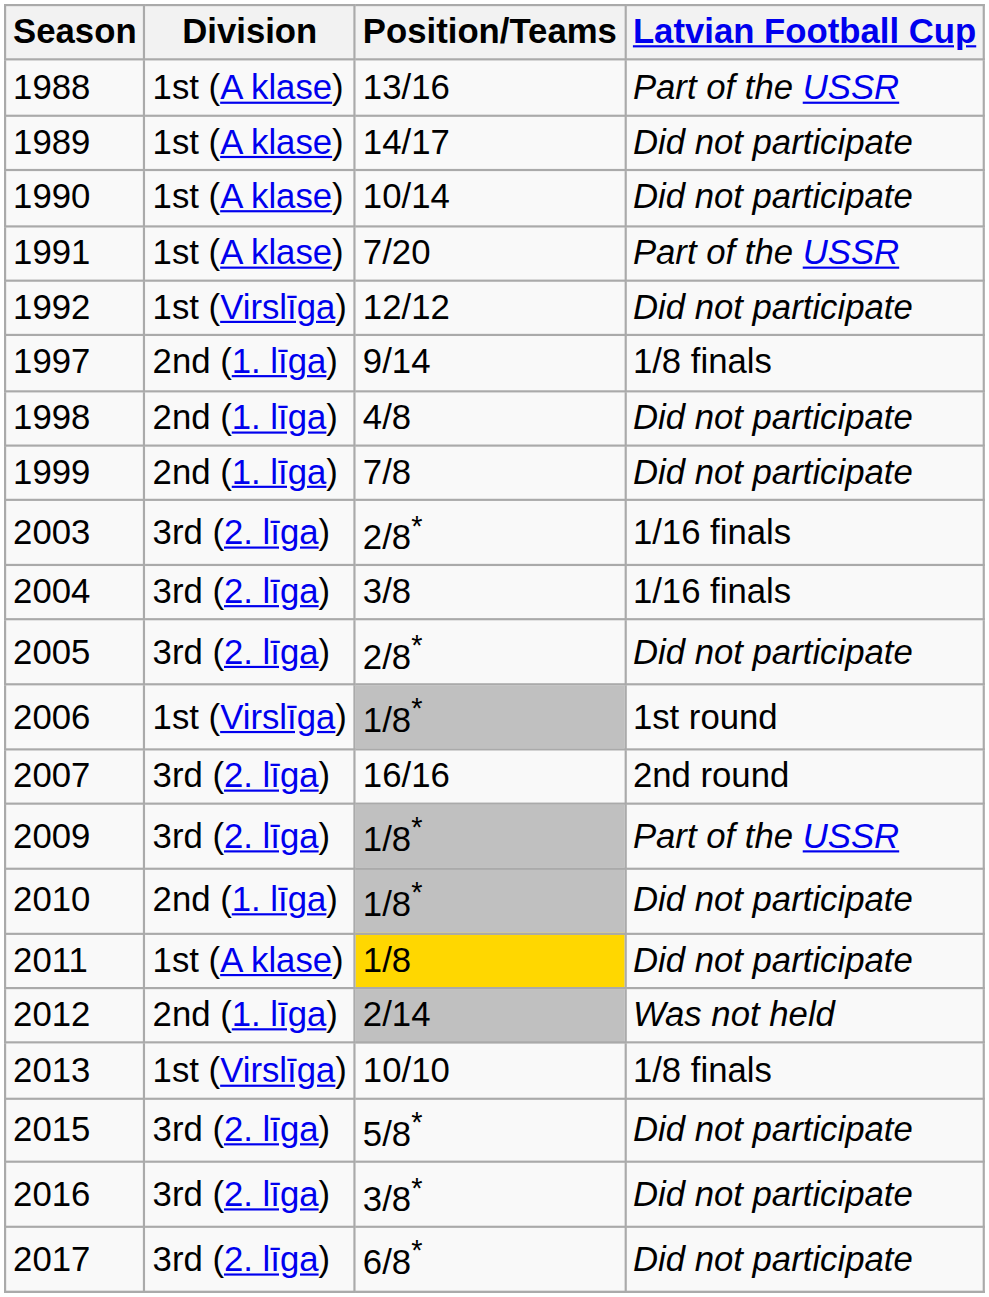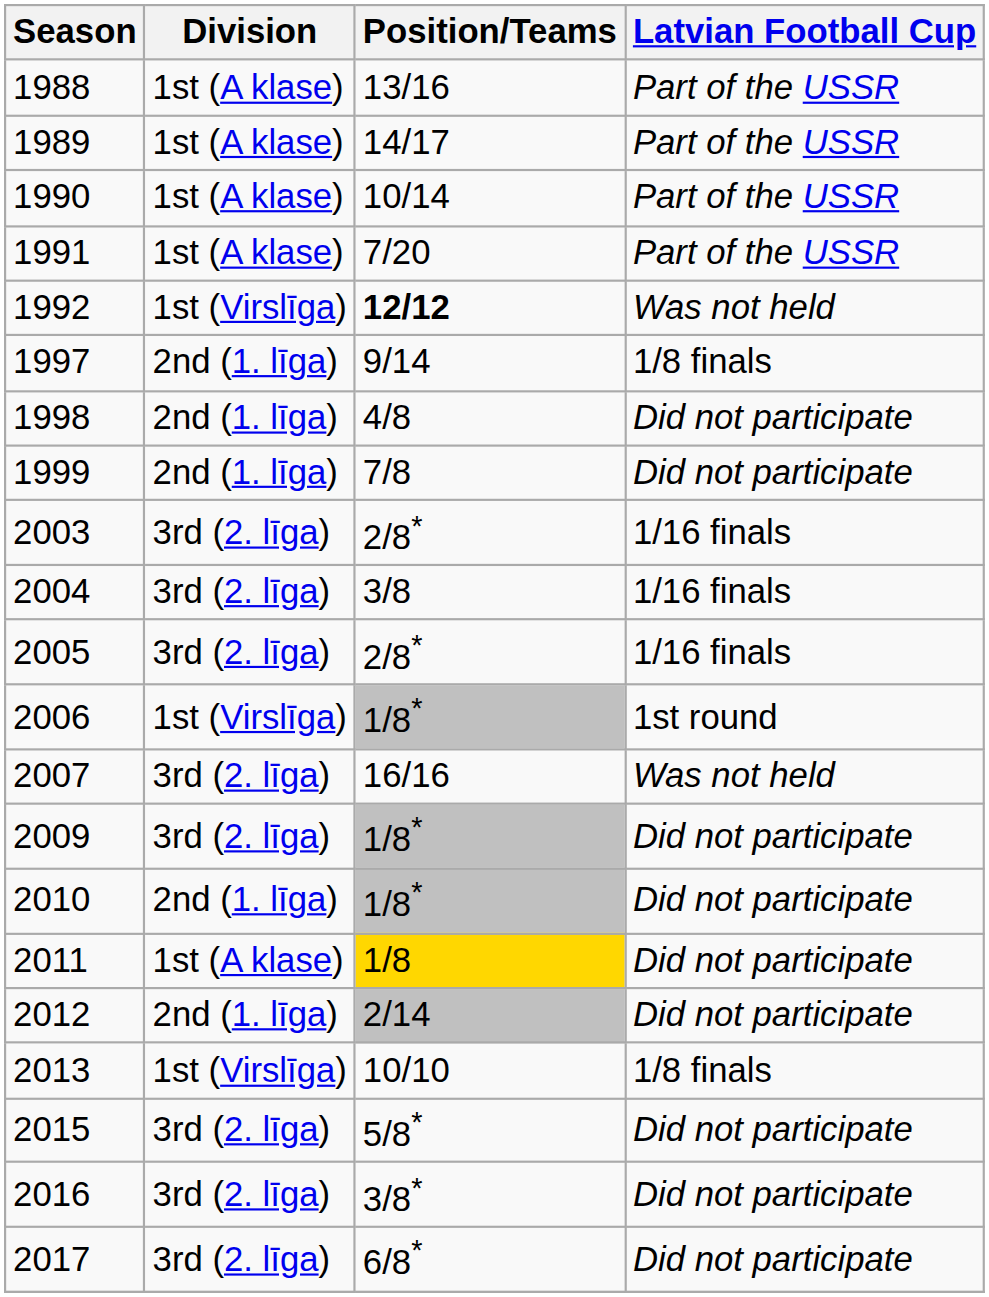(773, 142) Did not participate -> (766, 142) Part of the USSR
(773, 197) Did not participate -> (766, 197) Part of the USSR
(406, 307) normal -> (406, 307) bold
(773, 307) Did not participate -> (734, 307) Was not held
(773, 651) Did not participate -> (712, 651) 1/16 finals
(711, 776) 2nd round -> (734, 776) Was not held
(766, 835) Part of the USSR -> (773, 835) Did not participate
(734, 1015) Was not held -> (773, 1015) Did not participate
